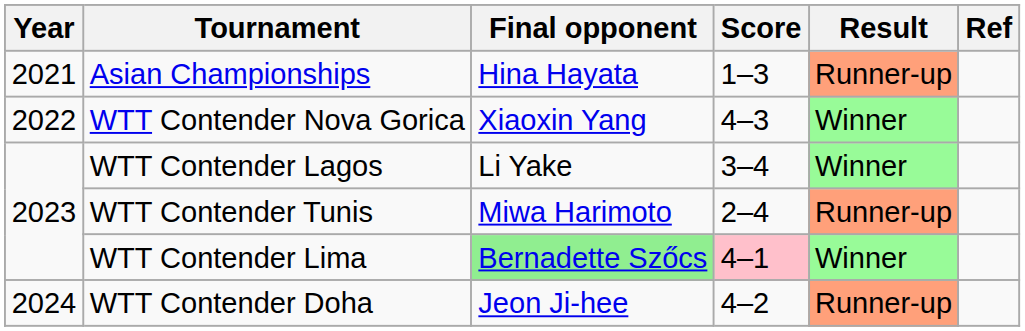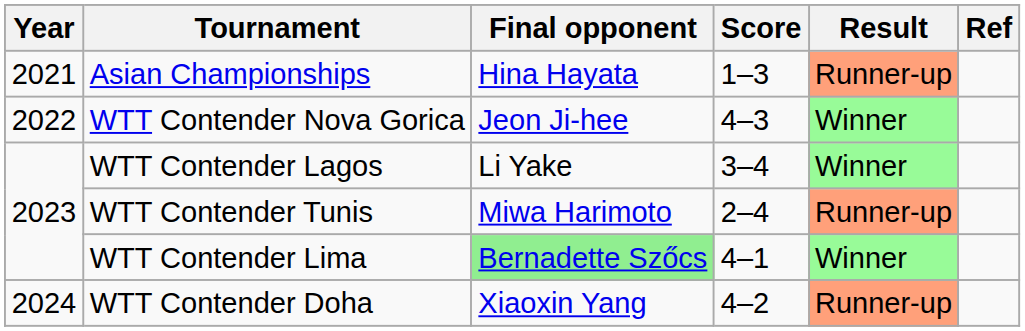(563, 120) Xiaoxin Yang -> (553, 120) Jeon Ji-hee
(745, 258) pink background -> (745, 258) no background
(553, 304) Jeon Ji-hee -> (563, 304) Xiaoxin Yang
